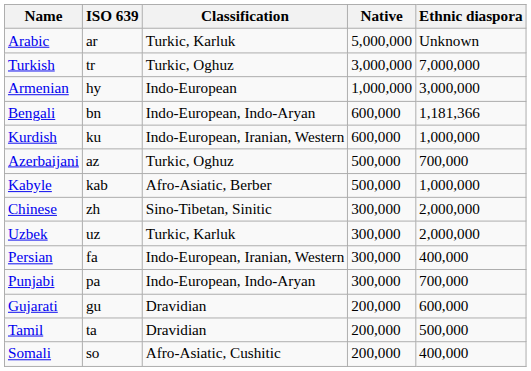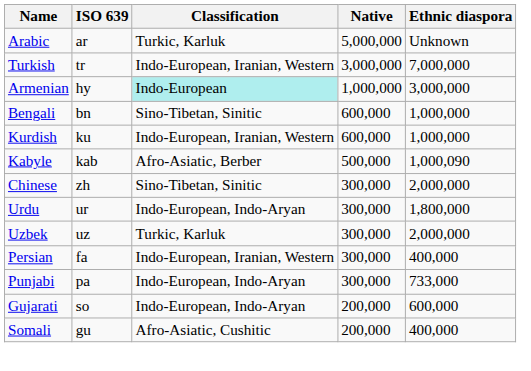(190, 64) Turkic, Oghuz -> (235, 64) Indo-European, Iranian, Western
(191, 88) no background -> (181, 88) paleturquoise background
(231, 112) Indo-European, Indo-Aryan -> (199, 112) Sino-Tibetan, Sinitic
(449, 112) 1,181,366 -> (439, 112) 1,000,000
- row: (43, 161)
(449, 185) 1,000,000 -> (439, 161) 1,000,090
+ row: (24, 209)
(444, 281) 700,000 -> (434, 281) 733,000
(93, 305) gu -> (83, 305) so
(176, 305) Dravidian -> (220, 305) Indo-European, Indo-Aryan
- row: (26, 329)
(93, 354) so -> (83, 329) gu
